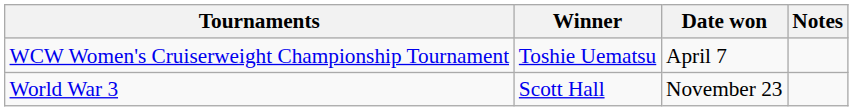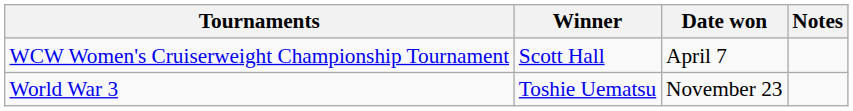(588, 55) Toshie Uematsu -> (562, 55) Scott Hall
(562, 88) Scott Hall -> (588, 88) Toshie Uematsu
